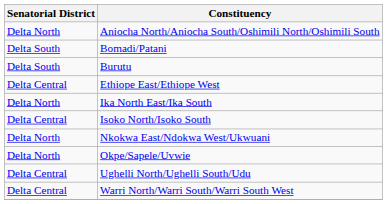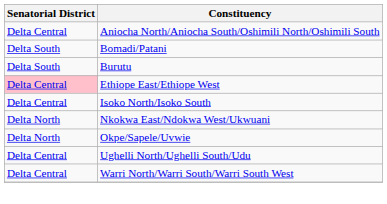(34, 31) Delta North -> (37, 31) Delta Central
(37, 84) no background -> (37, 84) pink background
- row: (156, 102)
